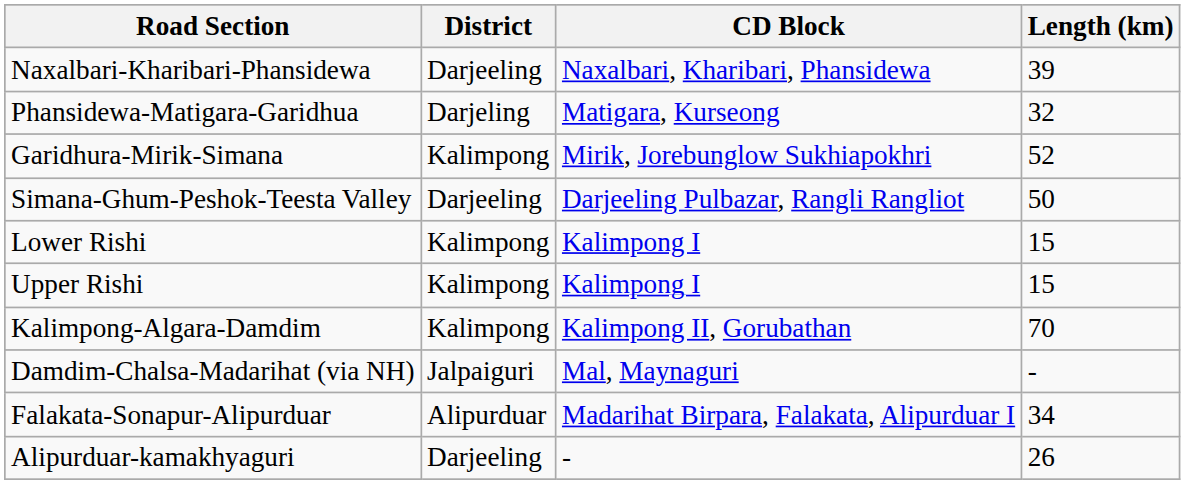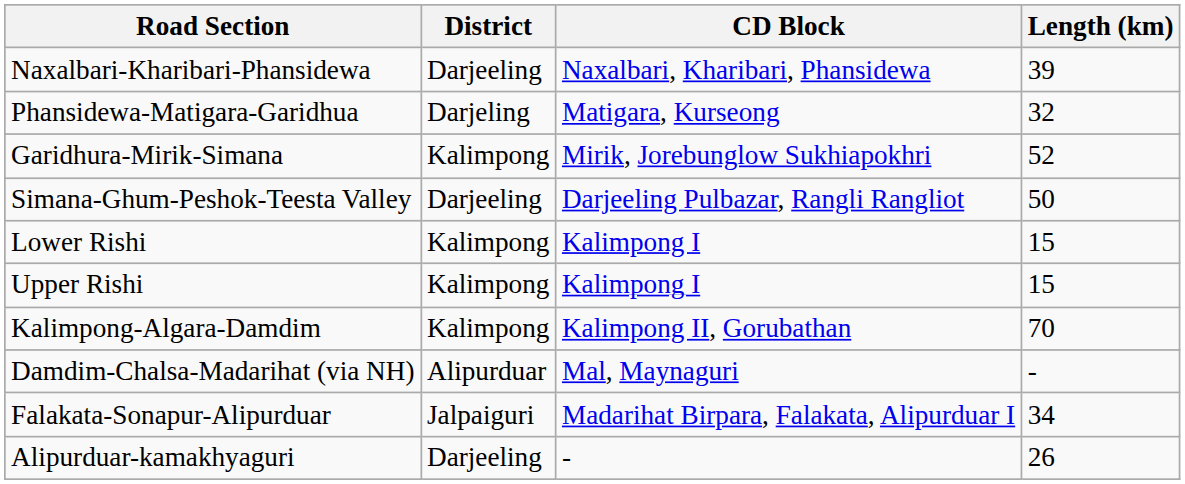(481, 371) Jalpaiguri -> (487, 371) Alipurduar
(487, 414) Alipurduar -> (481, 414) Jalpaiguri
